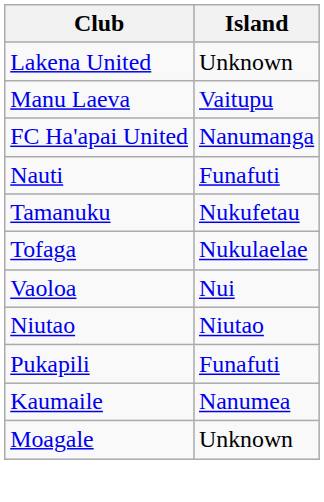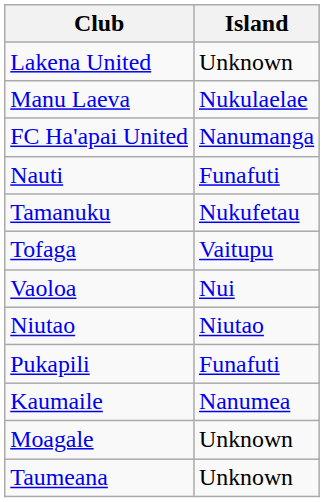(236, 99) Vaitupu -> (253, 99) Nukulaelae
(253, 250) Nukulaelae -> (236, 250) Vaitupu
+ row: (59, 477)
